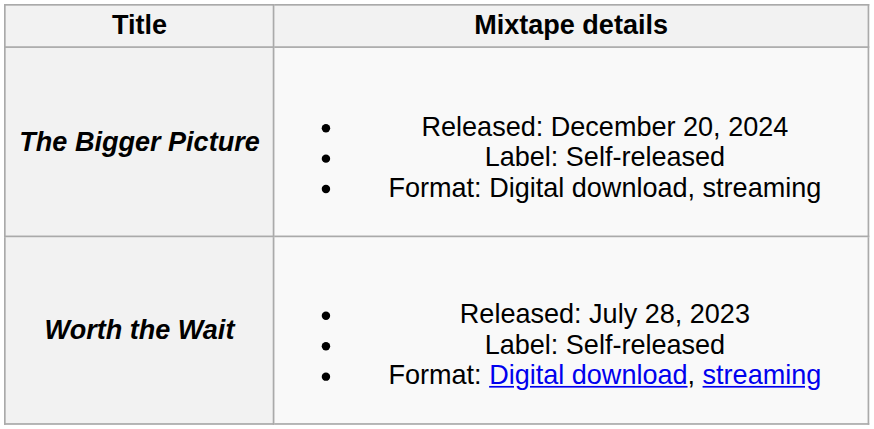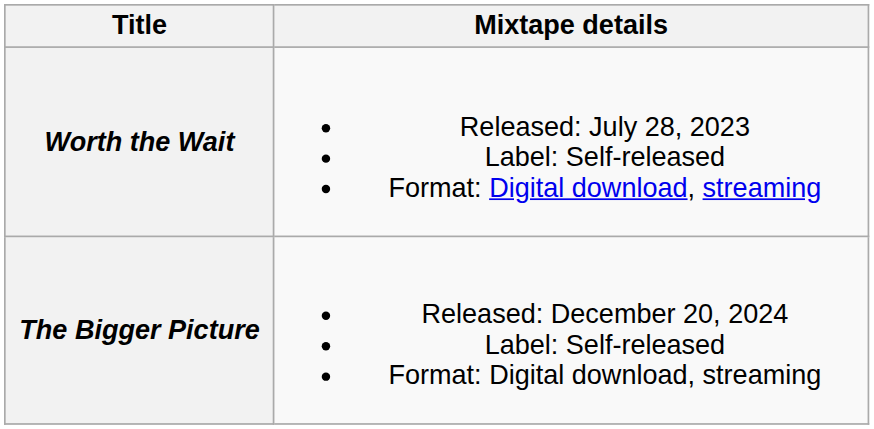rows swapped: (140, 329) <-> (140, 141)
